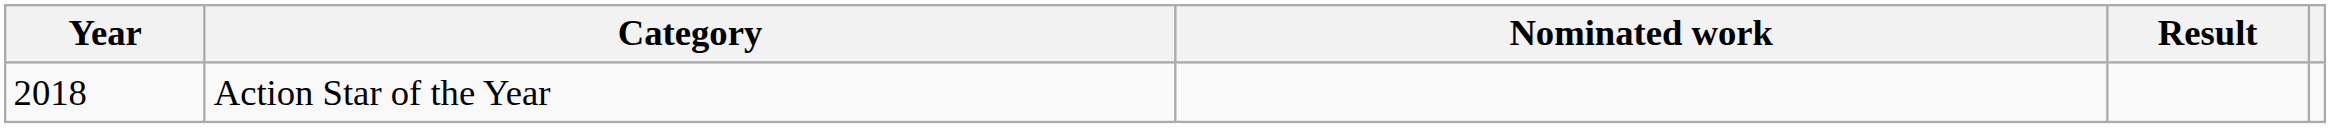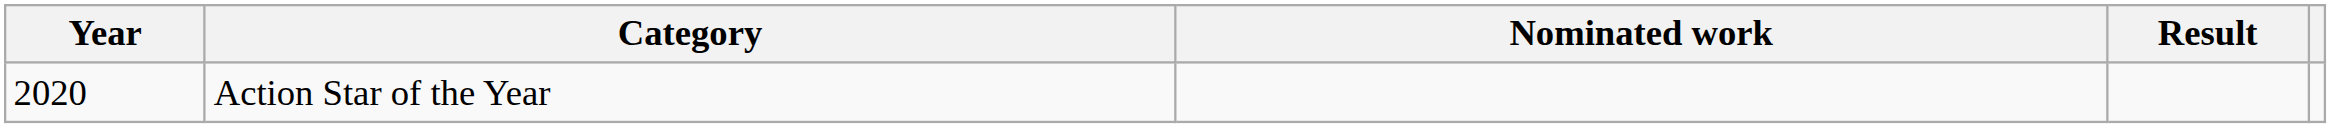(50, 91) 2018 -> (50, 91) 2020
